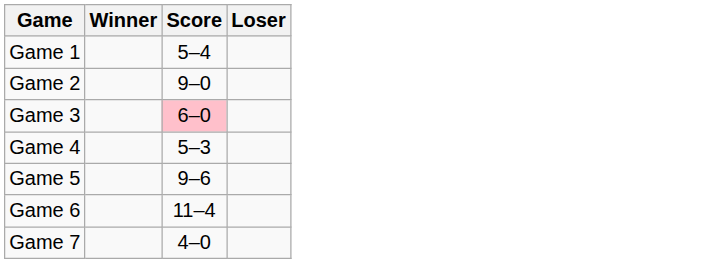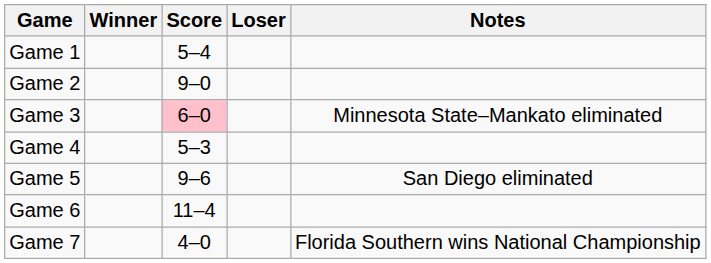+ column: (498, 20)
